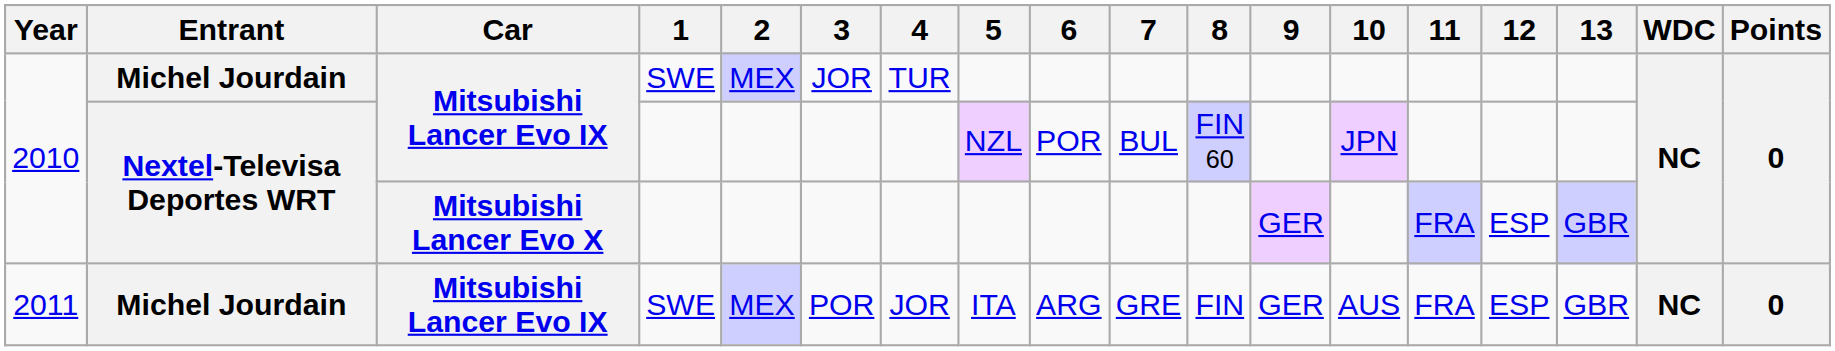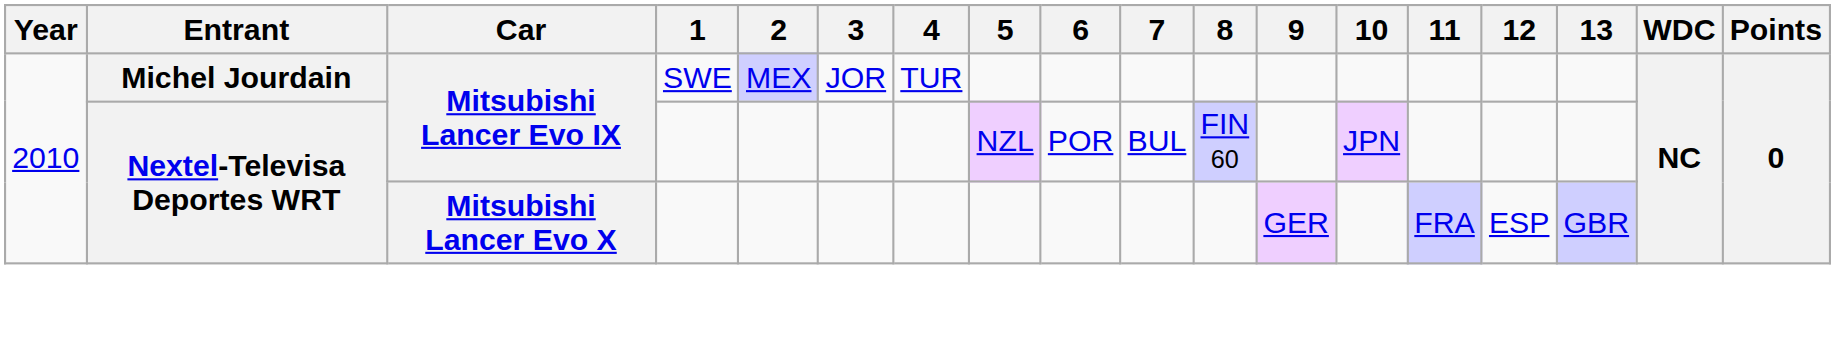- row: (46, 304)
